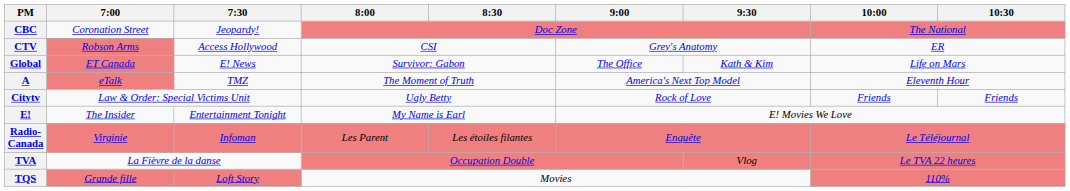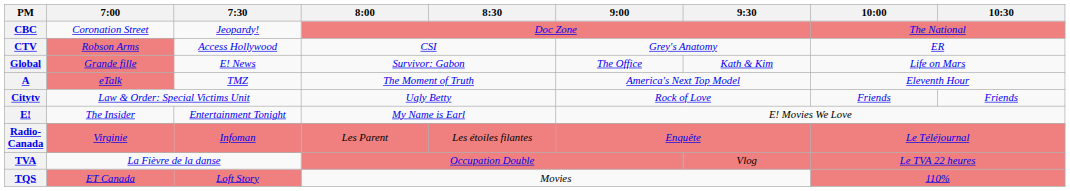(110, 64) ET Canada -> (110, 64) Grande fille
(110, 178) Grande fille -> (110, 178) ET Canada
